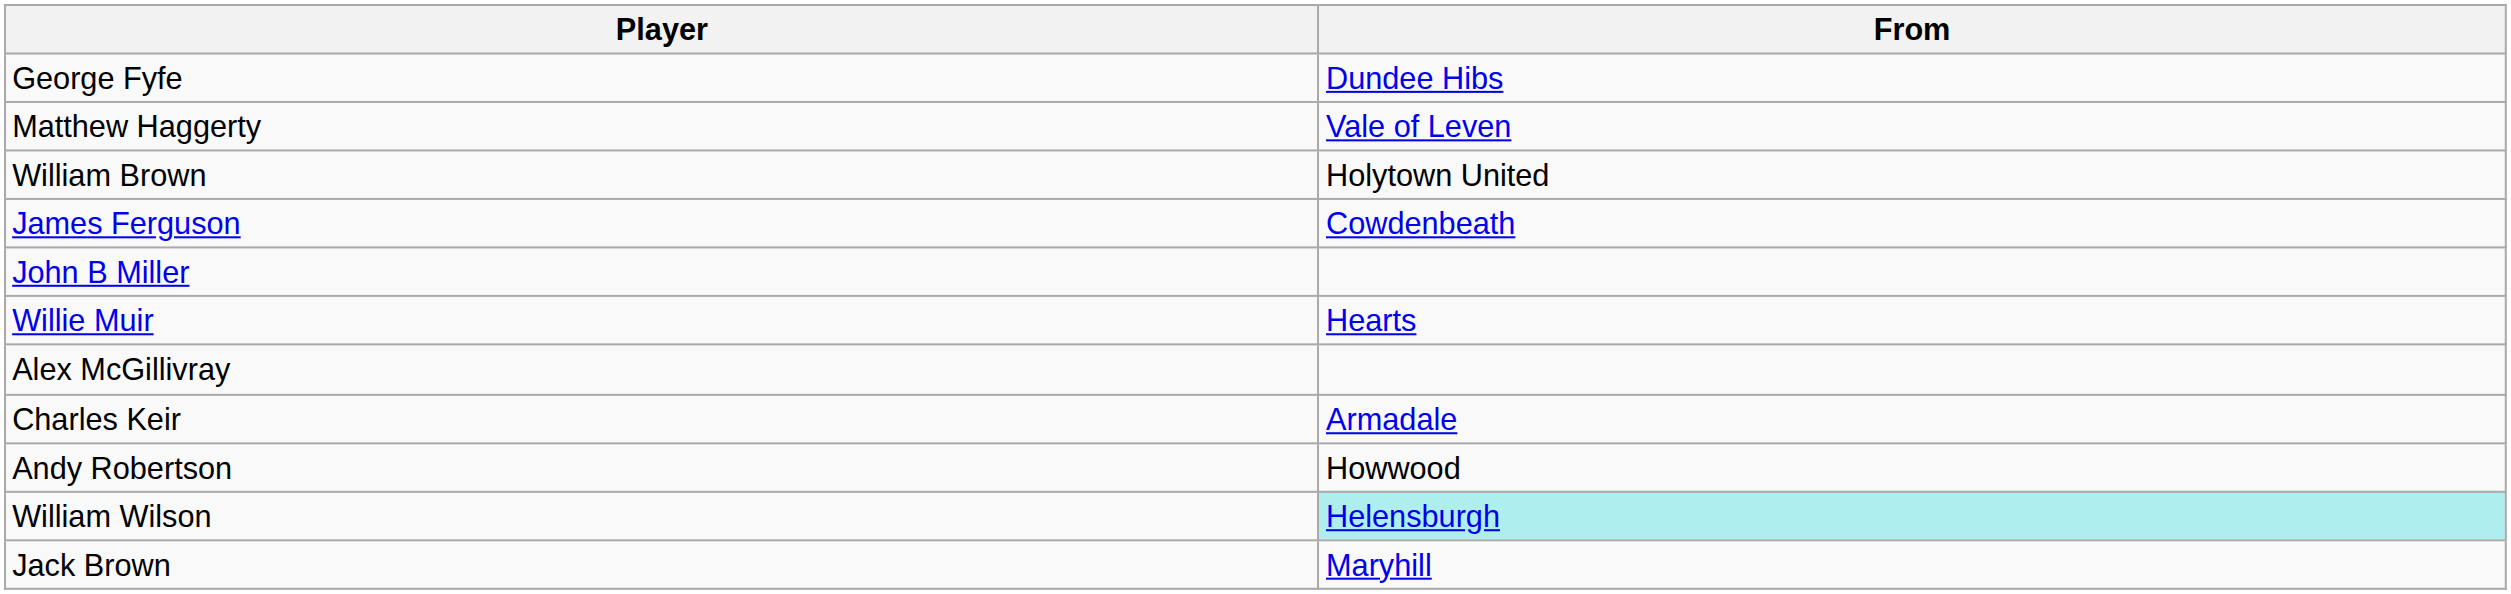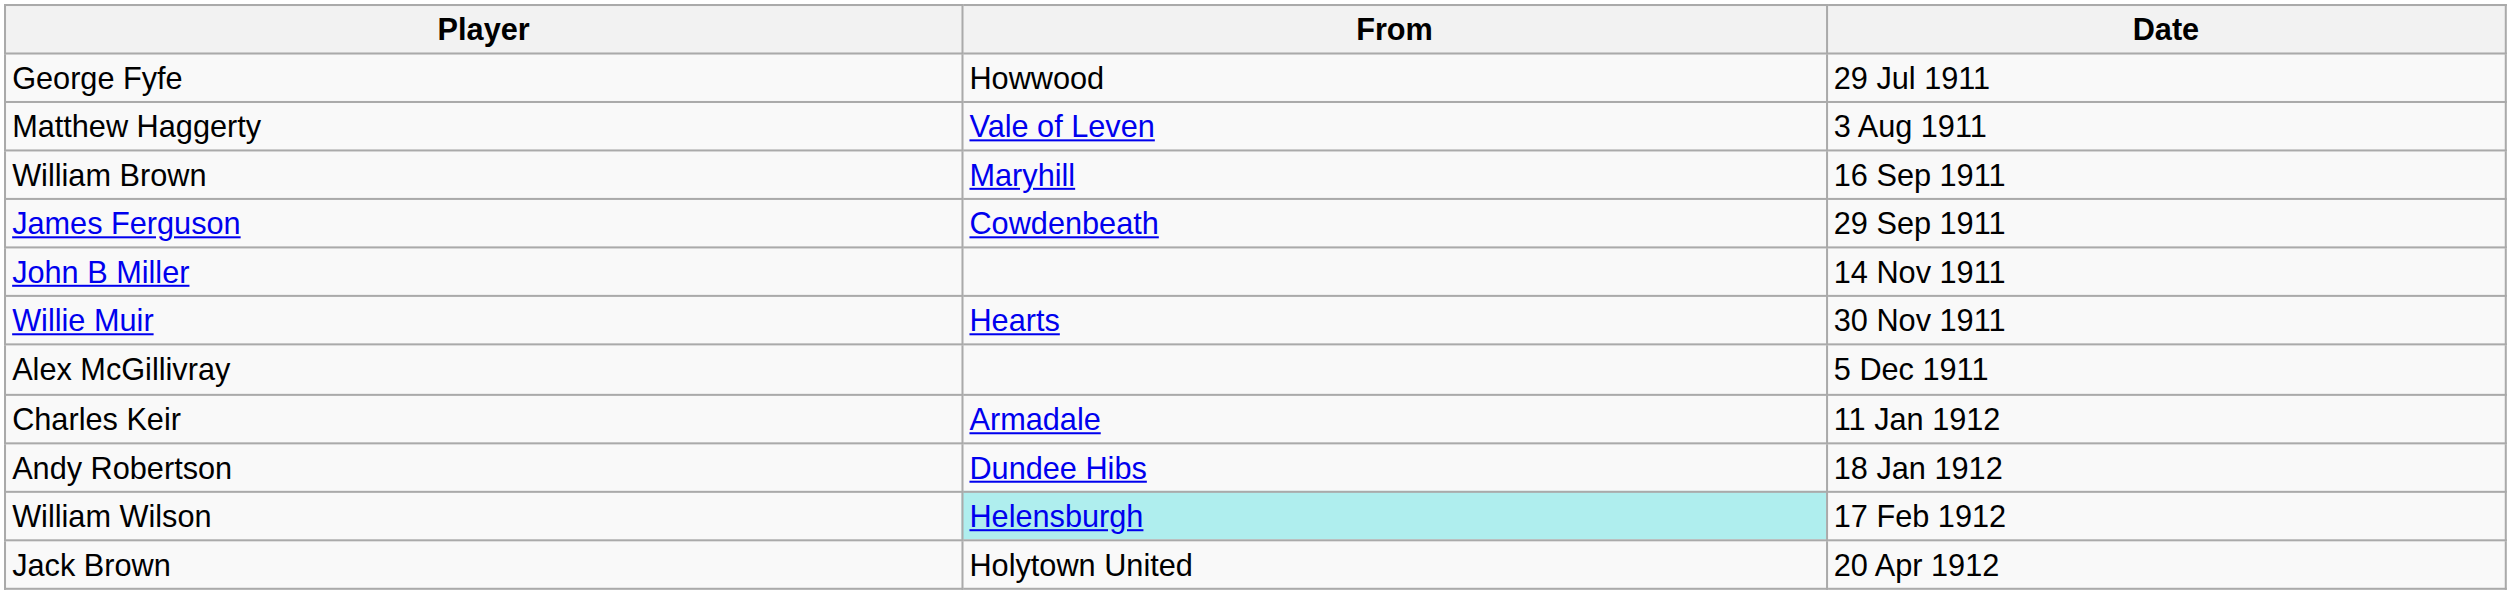+ column: (2166, 30)
(1415, 78) Dundee Hibs -> (1037, 78) Howwood
(1438, 175) Holytown United -> (1022, 175) Maryhill
(1393, 467) Howwood -> (1058, 467) Dundee Hibs
(1379, 564) Maryhill -> (1081, 564) Holytown United
